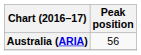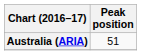(113, 41) 56 -> (113, 41) 51
